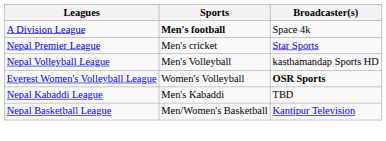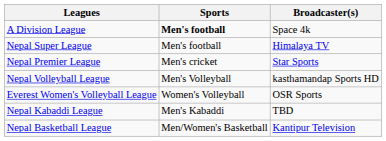+ row: (49, 45)
(299, 78) bold -> (297, 95) normal
